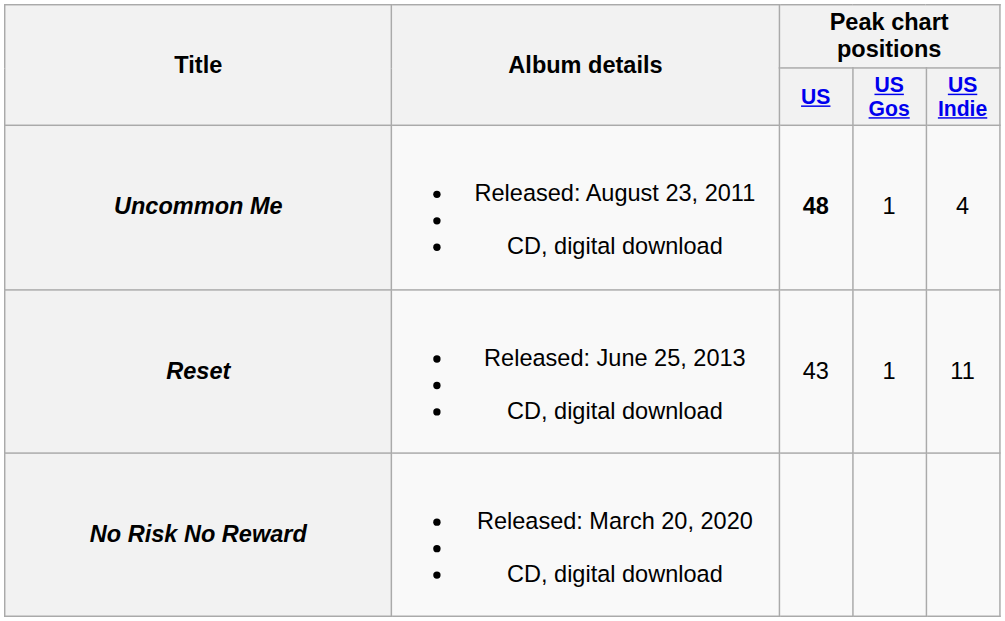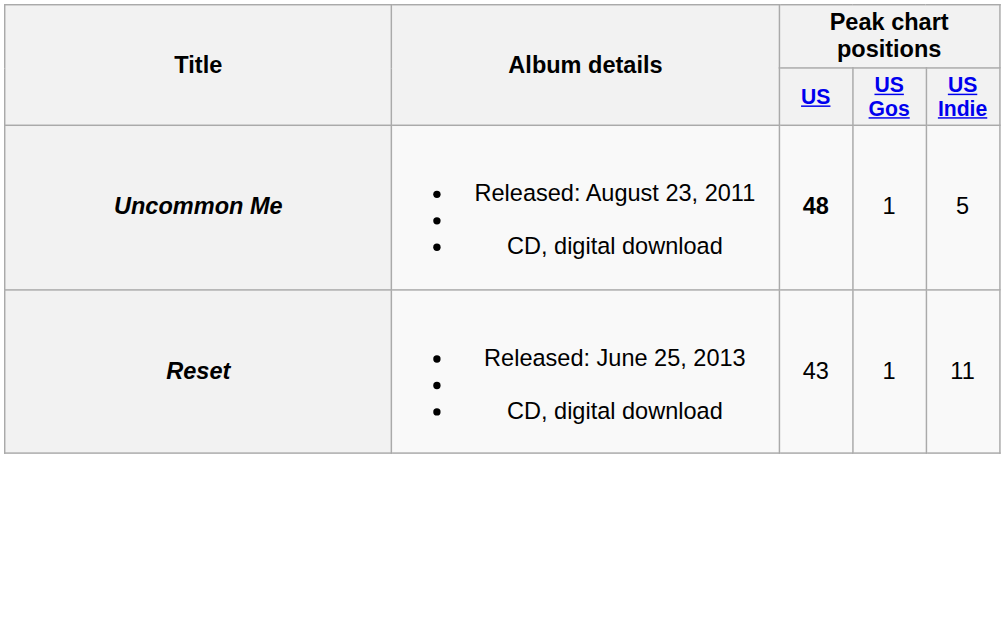(963, 207) 4 -> (963, 207) 5
- row: (198, 534)
